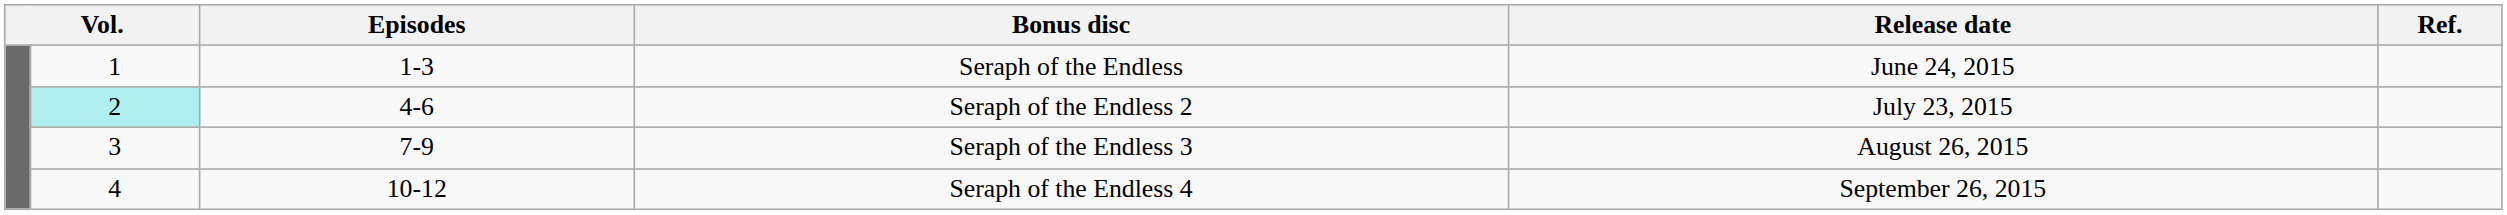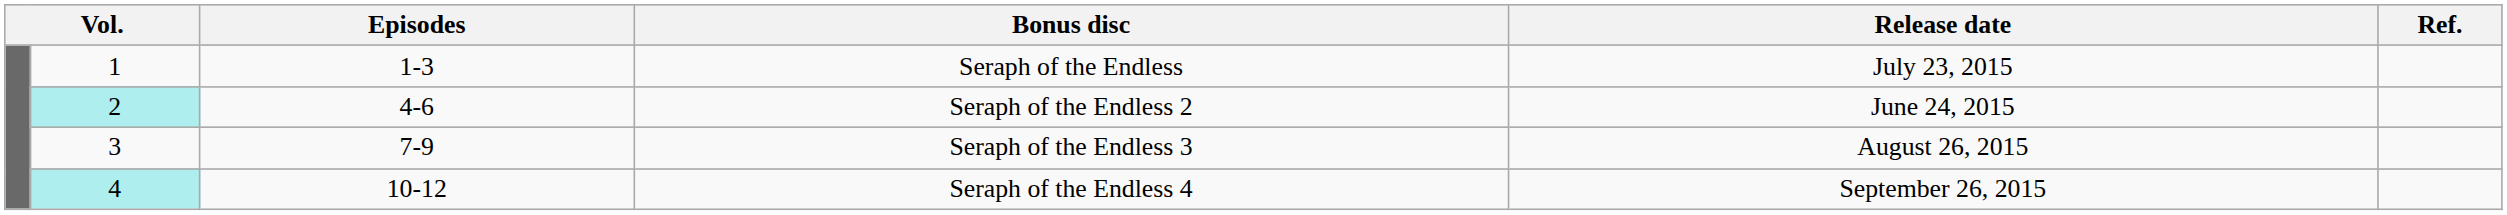(1943, 65) June 24, 2015 -> (1943, 65) July 23, 2015
(1943, 106) July 23, 2015 -> (1943, 106) June 24, 2015
(115, 188) no background -> (115, 188) paleturquoise background
